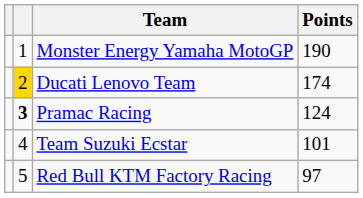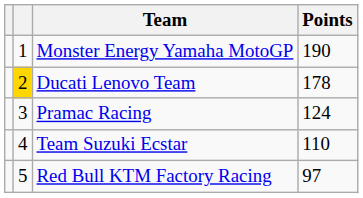(316, 82) 174 -> (316, 82) 178
(23, 113) bold -> (23, 113) normal
(316, 144) 101 -> (316, 144) 110
